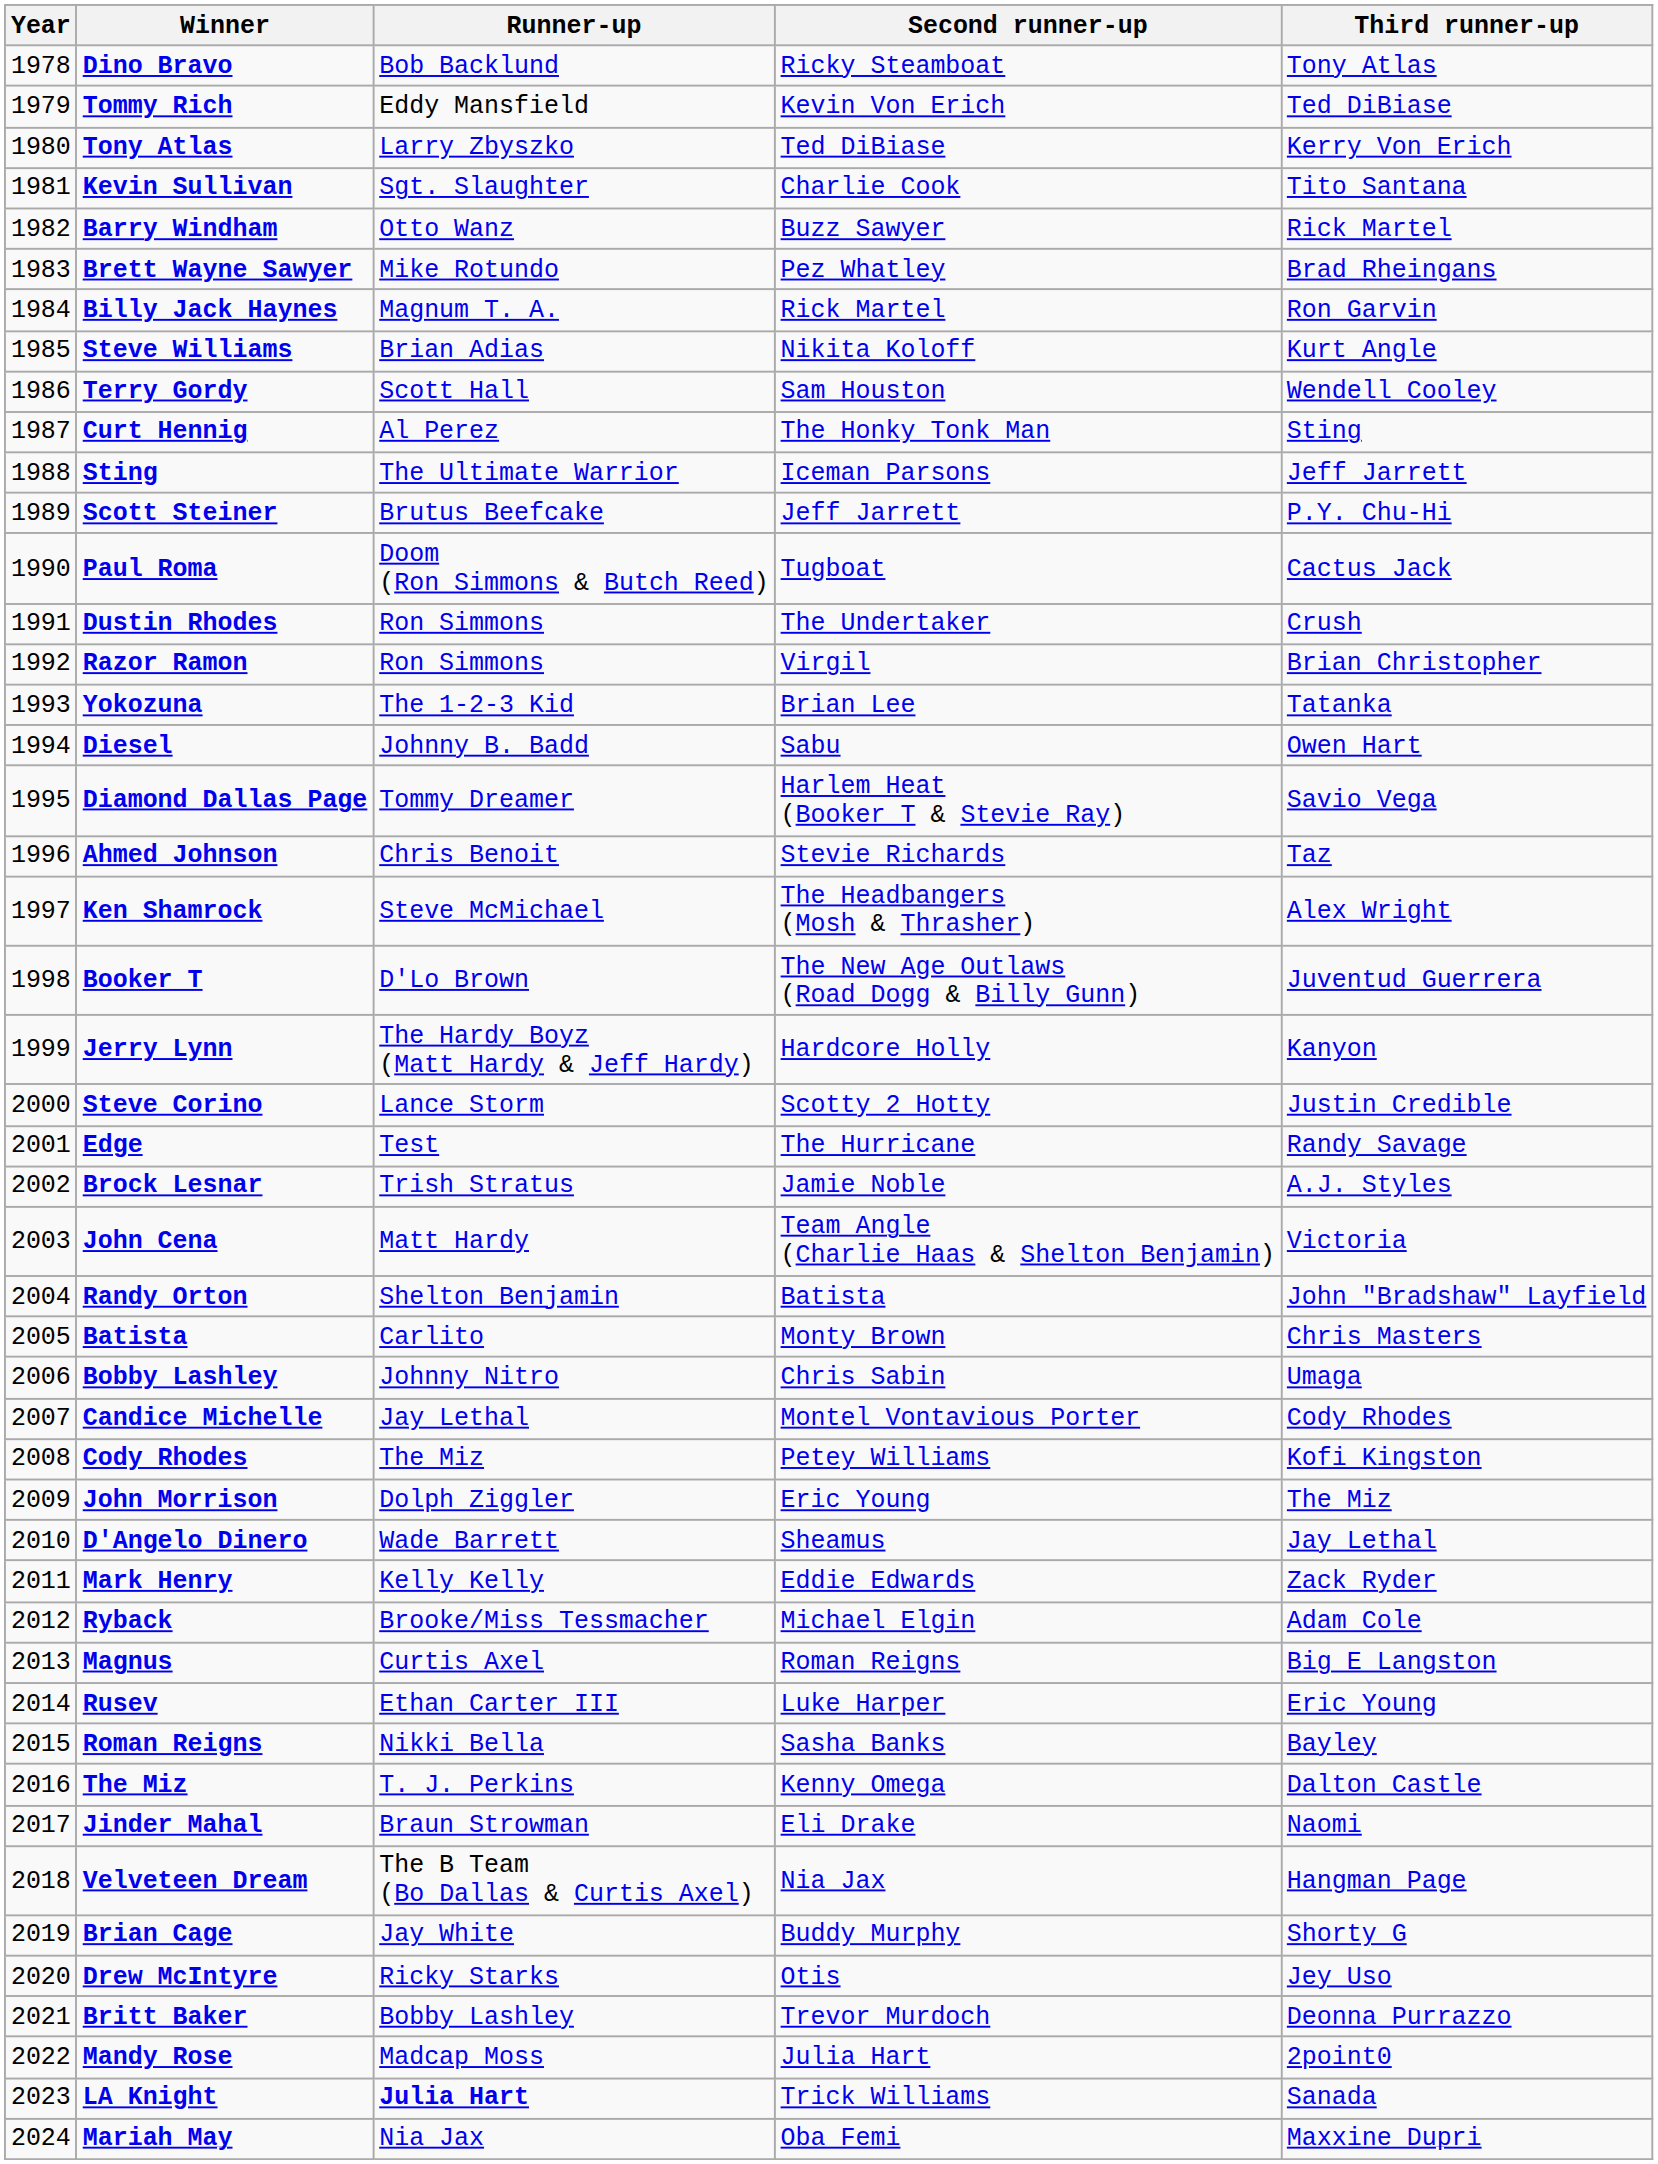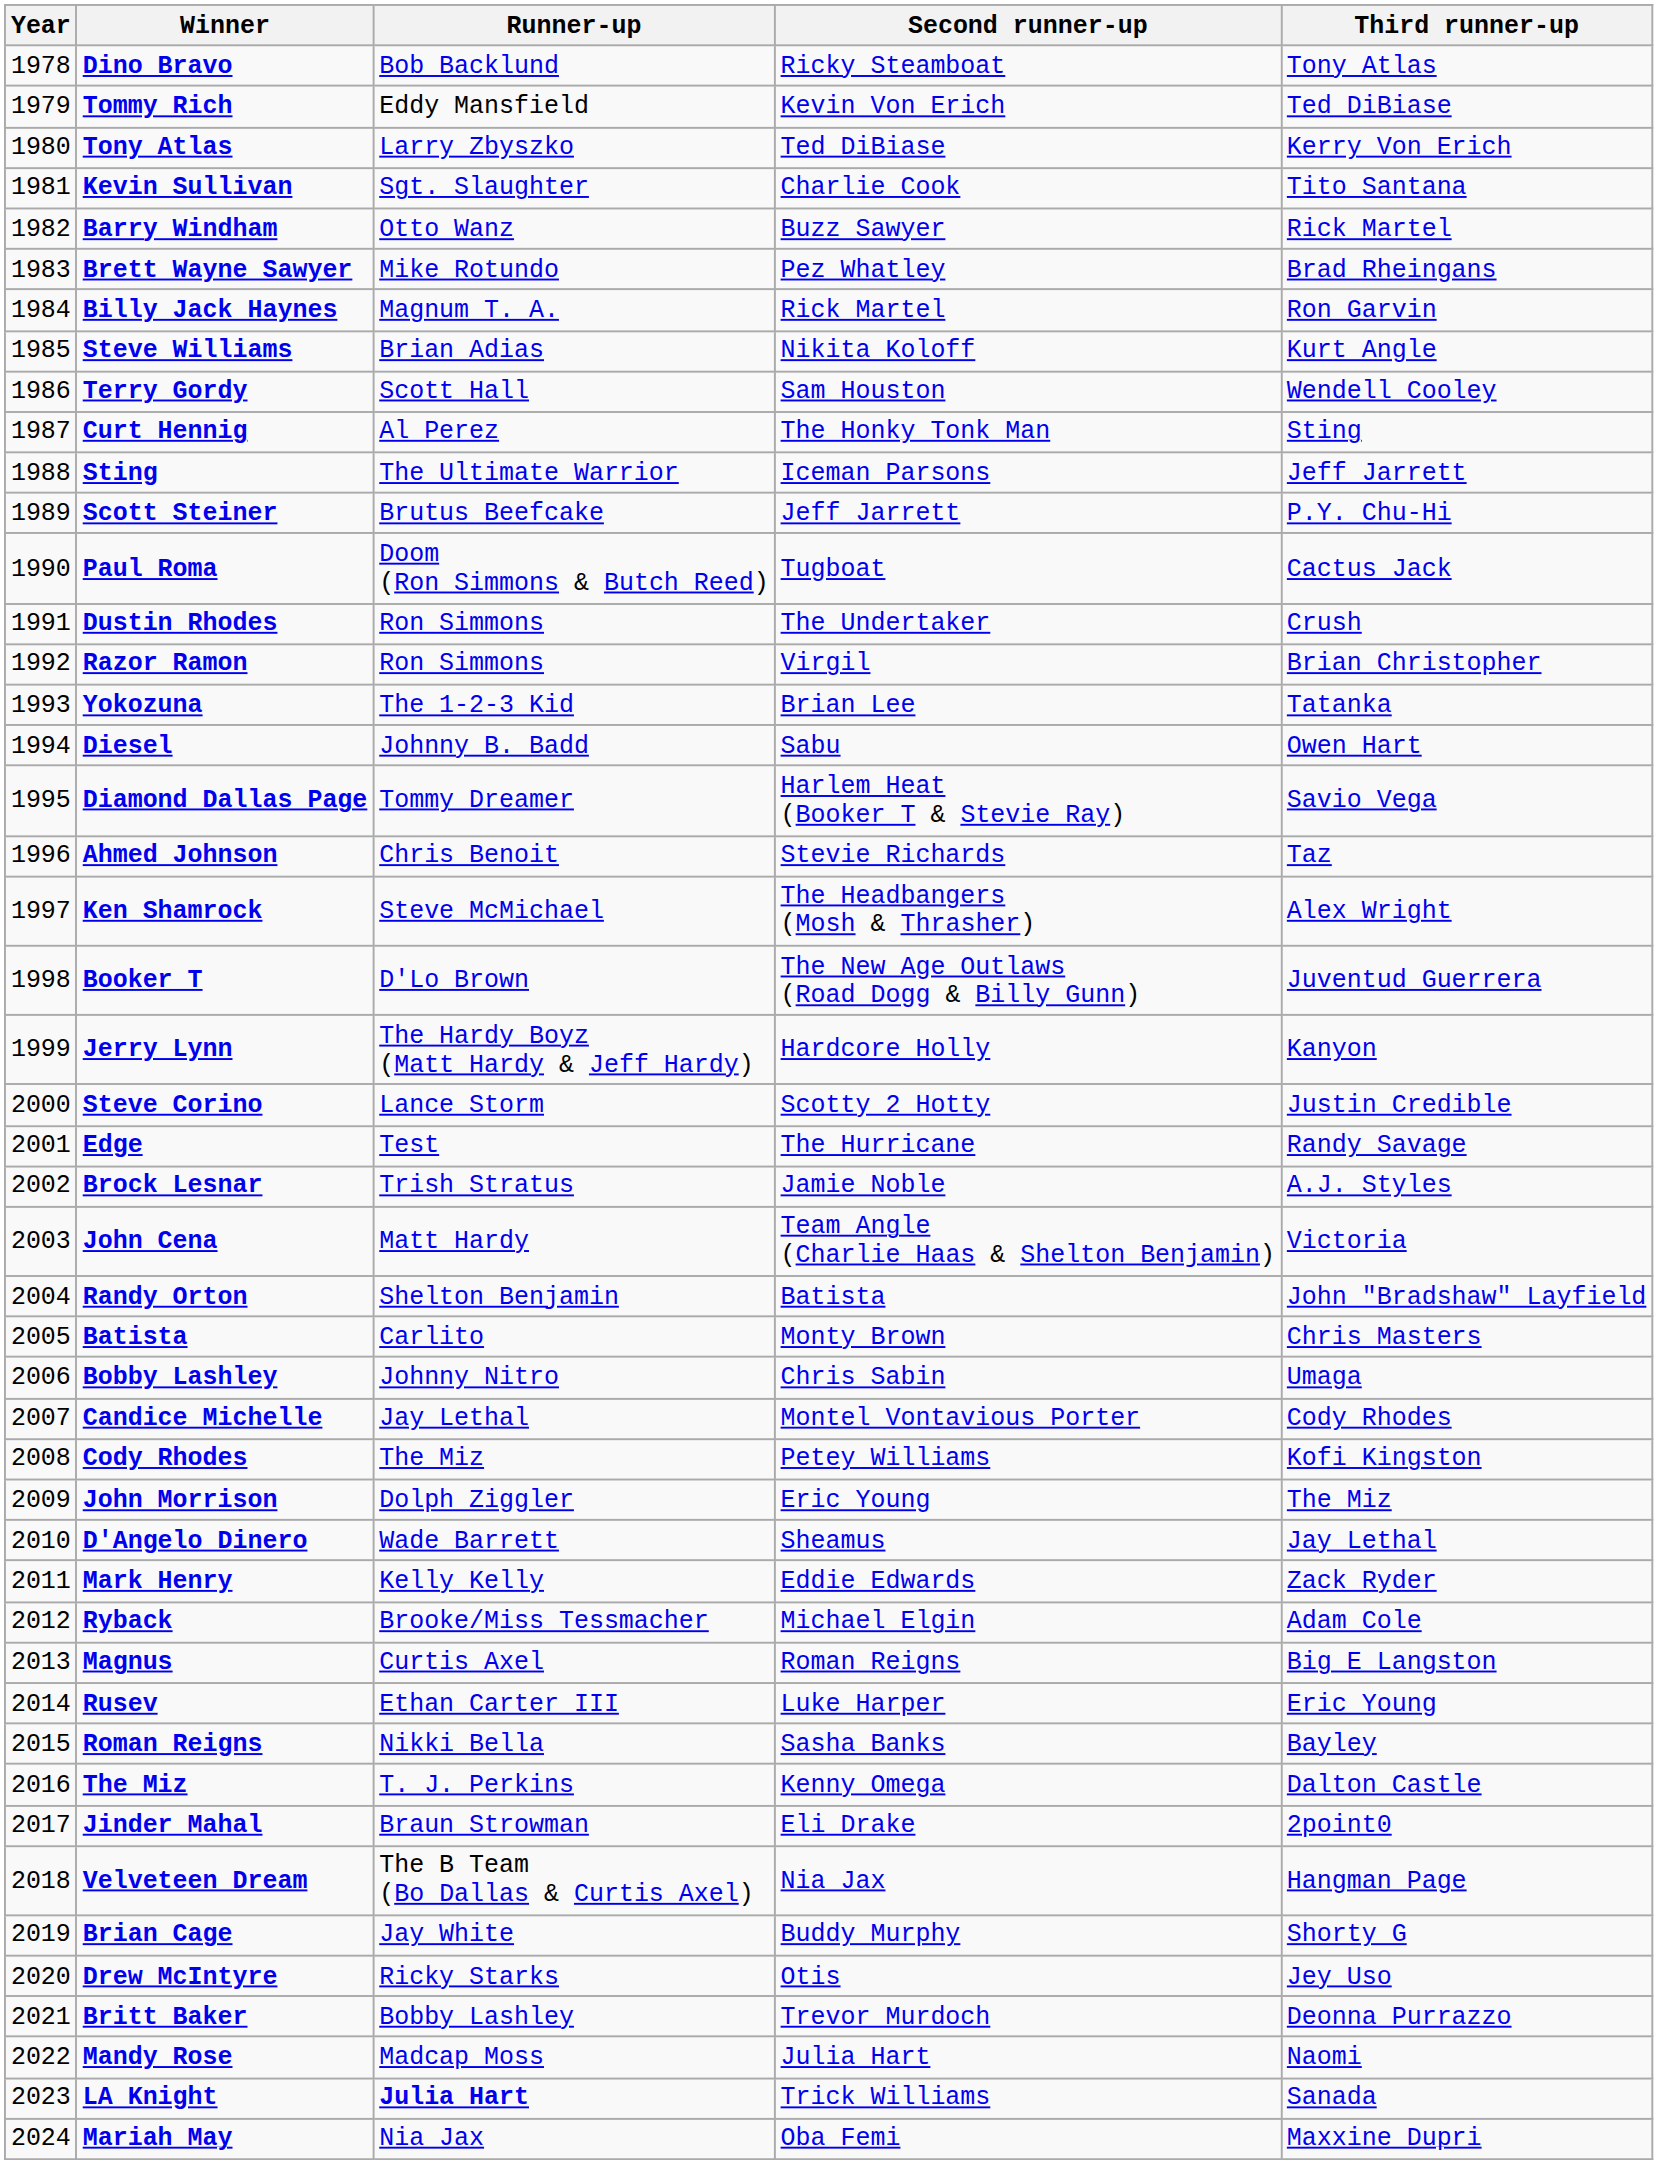(1324, 1825) Naomi -> (1339, 1825) 2point0
(1339, 2057) 2point0 -> (1324, 2057) Naomi
